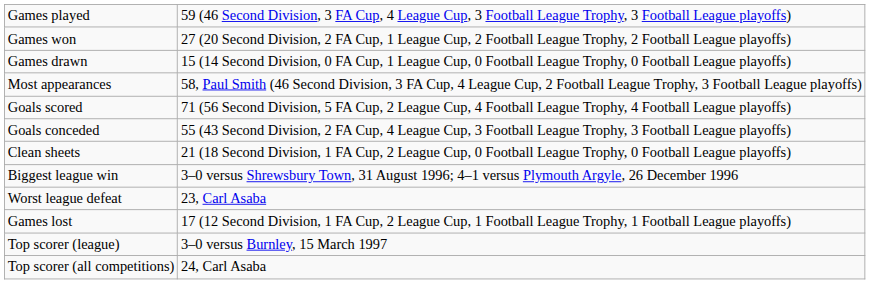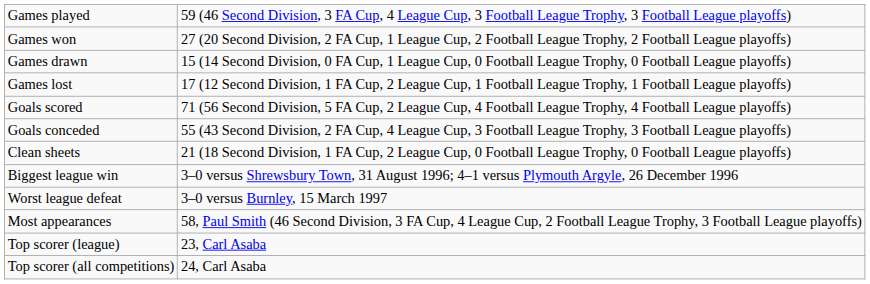rows swapped: (40, 221) <-> (60, 84)
(224, 198) 23, Carl Asaba -> (284, 198) 3–0 versus Burnley, 15 March 1997
(284, 244) 3–0 versus Burnley, 15 March 1997 -> (224, 244) 23, Carl Asaba
